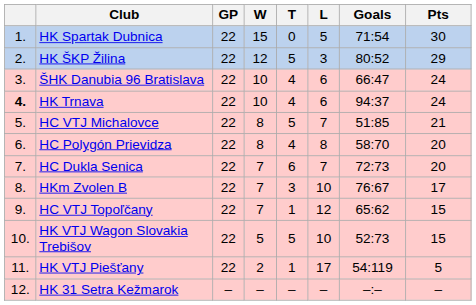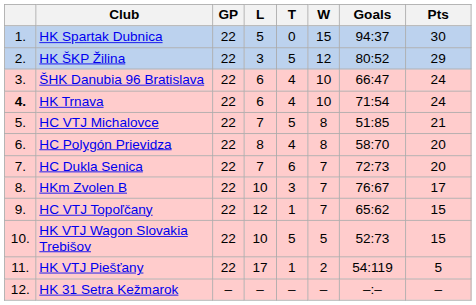columns swapped: (260, 15) <-> (324, 15)
(372, 36) 71:54 -> (372, 36) 94:37
(372, 101) 94:37 -> (372, 101) 71:54
